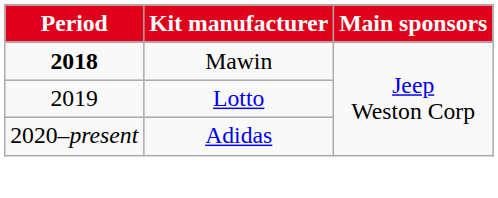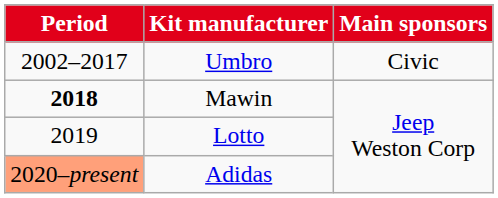+ row: (239, 60)
(74, 135) no background -> (74, 173) lightsalmon background
